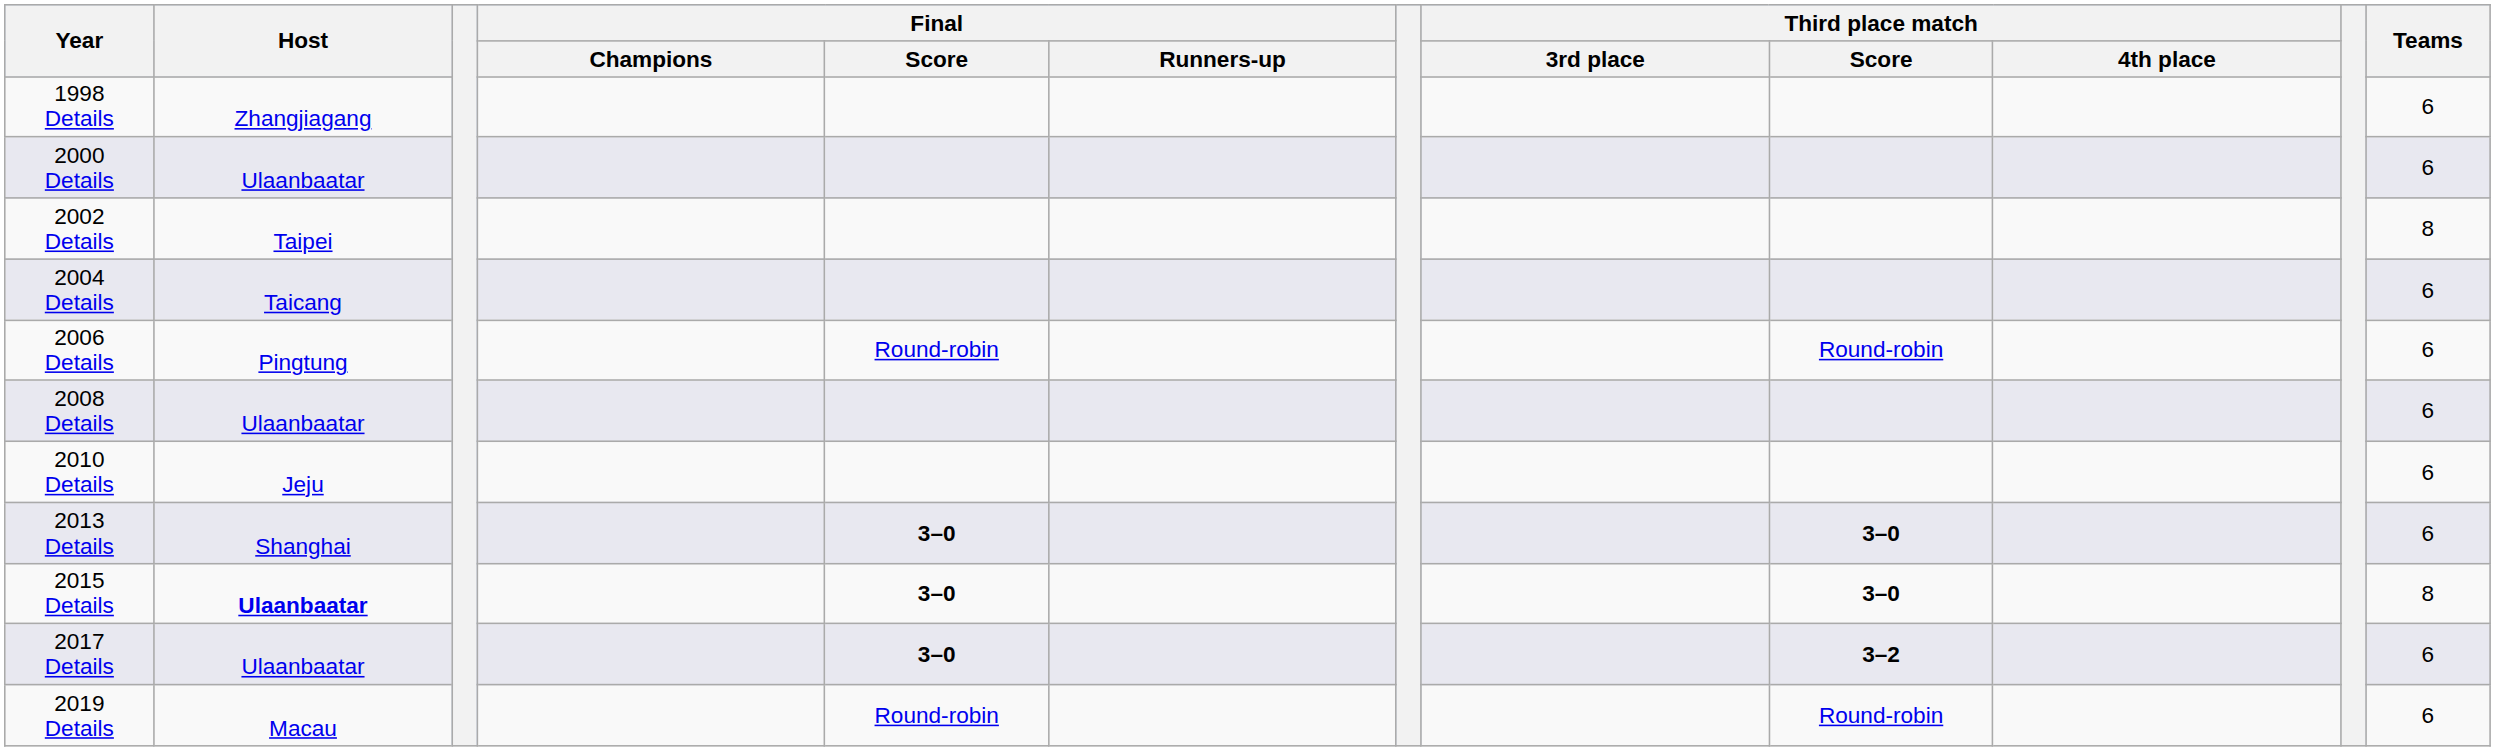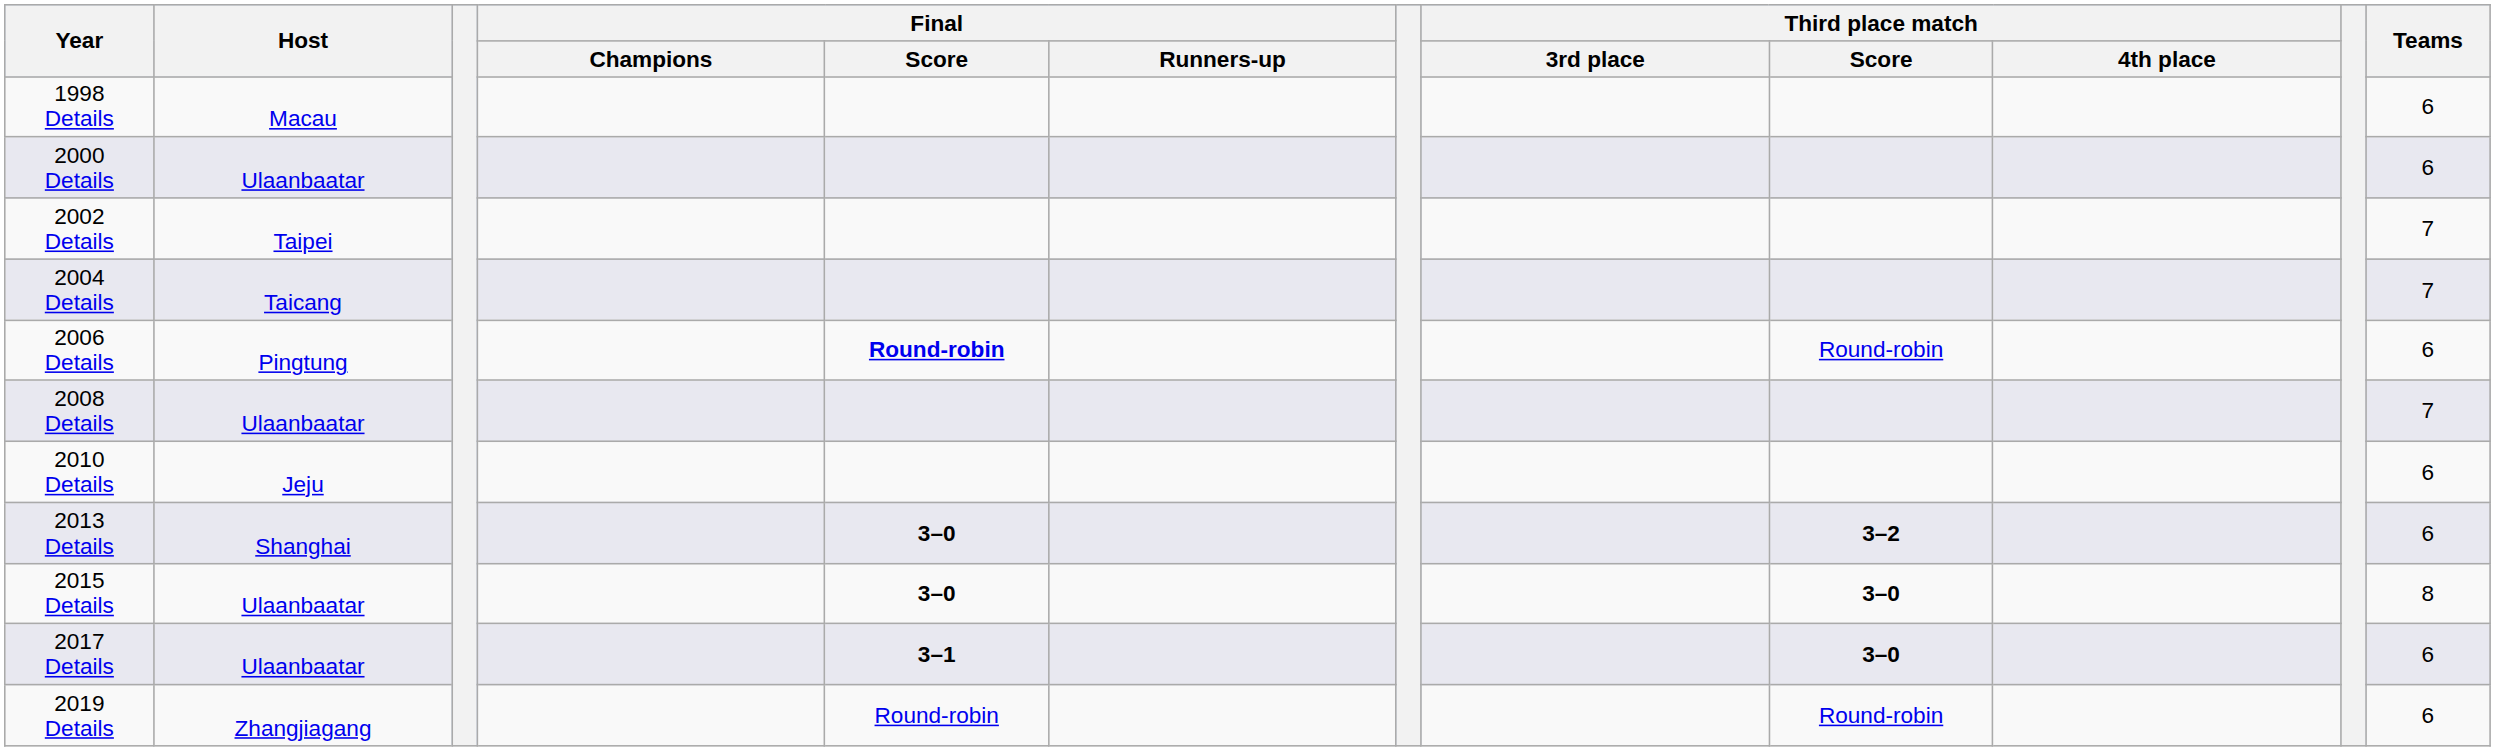(303, 120) Zhangjiagang -> (303, 120) Macau
(2428, 229) 8 -> (2428, 229) 7
(2428, 290) 6 -> (2428, 290) 7
(937, 350) normal -> (937, 350) bold
(2428, 411) 6 -> (2428, 411) 7
(1881, 533) 3–0 -> (1881, 533) 3–2
(303, 606) bold -> (303, 606) normal
(937, 655) 3–0 -> (937, 655) 3–1
(1881, 655) 3–2 -> (1881, 655) 3–0
(303, 728) Macau -> (303, 728) Zhangjiagang
